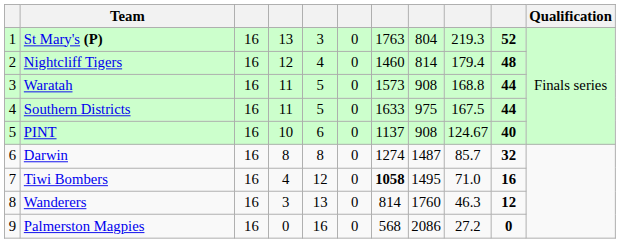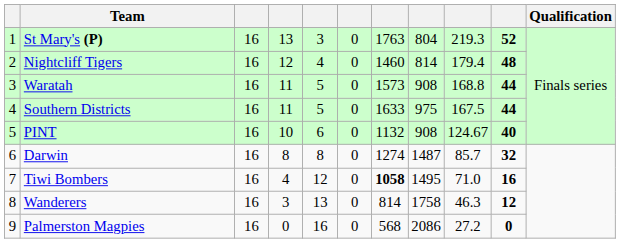(390, 132) 1137 -> (390, 132) 1132
(426, 202) 1760 -> (426, 202) 1758
